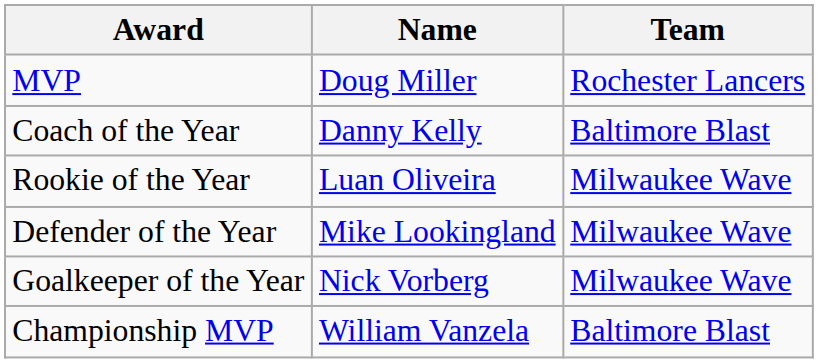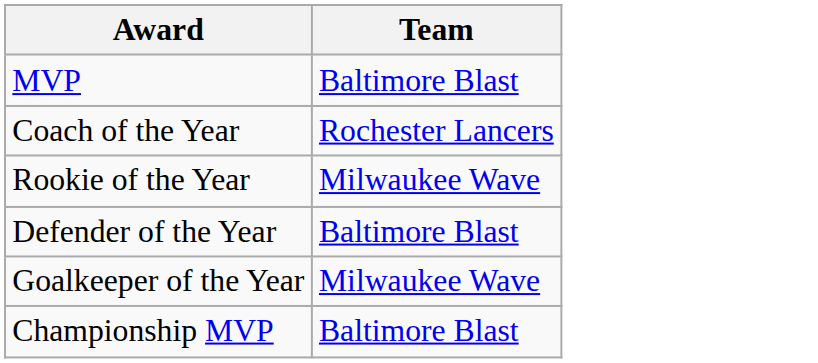- column: (437, 29)
(688, 79) Rochester Lancers -> (419, 79) Baltimore Blast
(670, 130) Baltimore Blast -> (436, 130) Rochester Lancers
(681, 230) Milwaukee Wave -> (419, 230) Baltimore Blast
